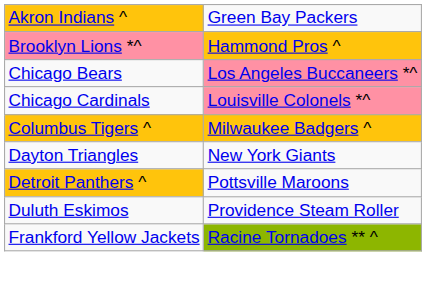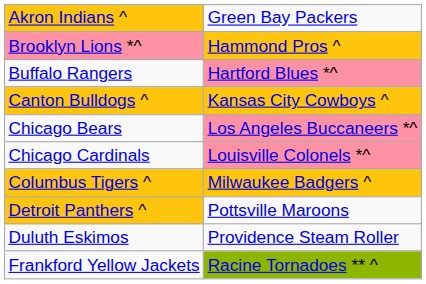+ row: (70, 73)
+ row: (78, 100)
- row: (73, 155)
